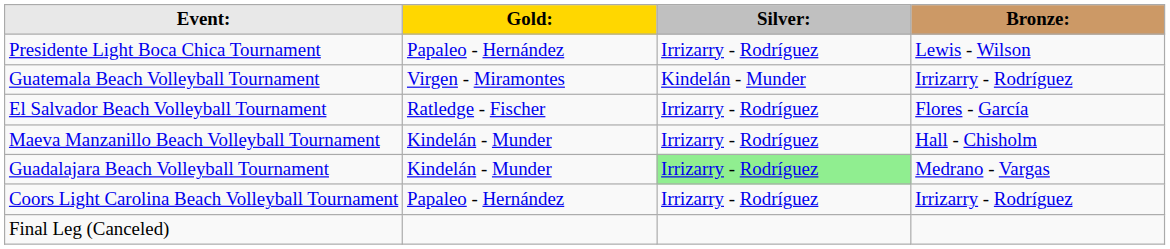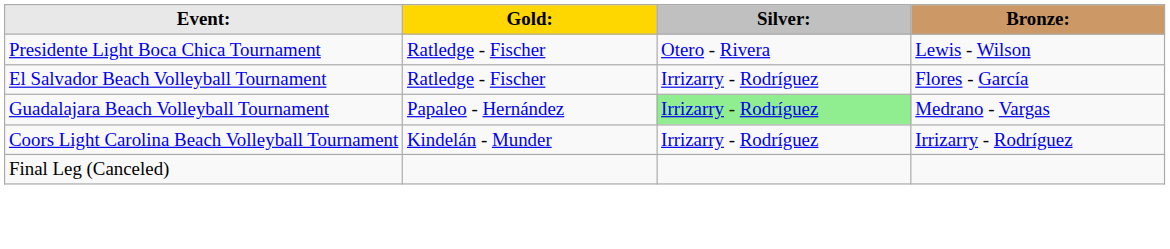(486, 49) Papaleo - Hernández -> (476, 49) Ratledge - Fischer
(740, 49) Irrizarry - Rodríguez -> (716, 49) Otero - Rivera
- row: (164, 79)
- row: (194, 139)
(479, 169) Kindelán - Munder -> (486, 109) Papaleo - Hernández
(486, 199) Papaleo - Hernández -> (479, 139) Kindelán - Munder
